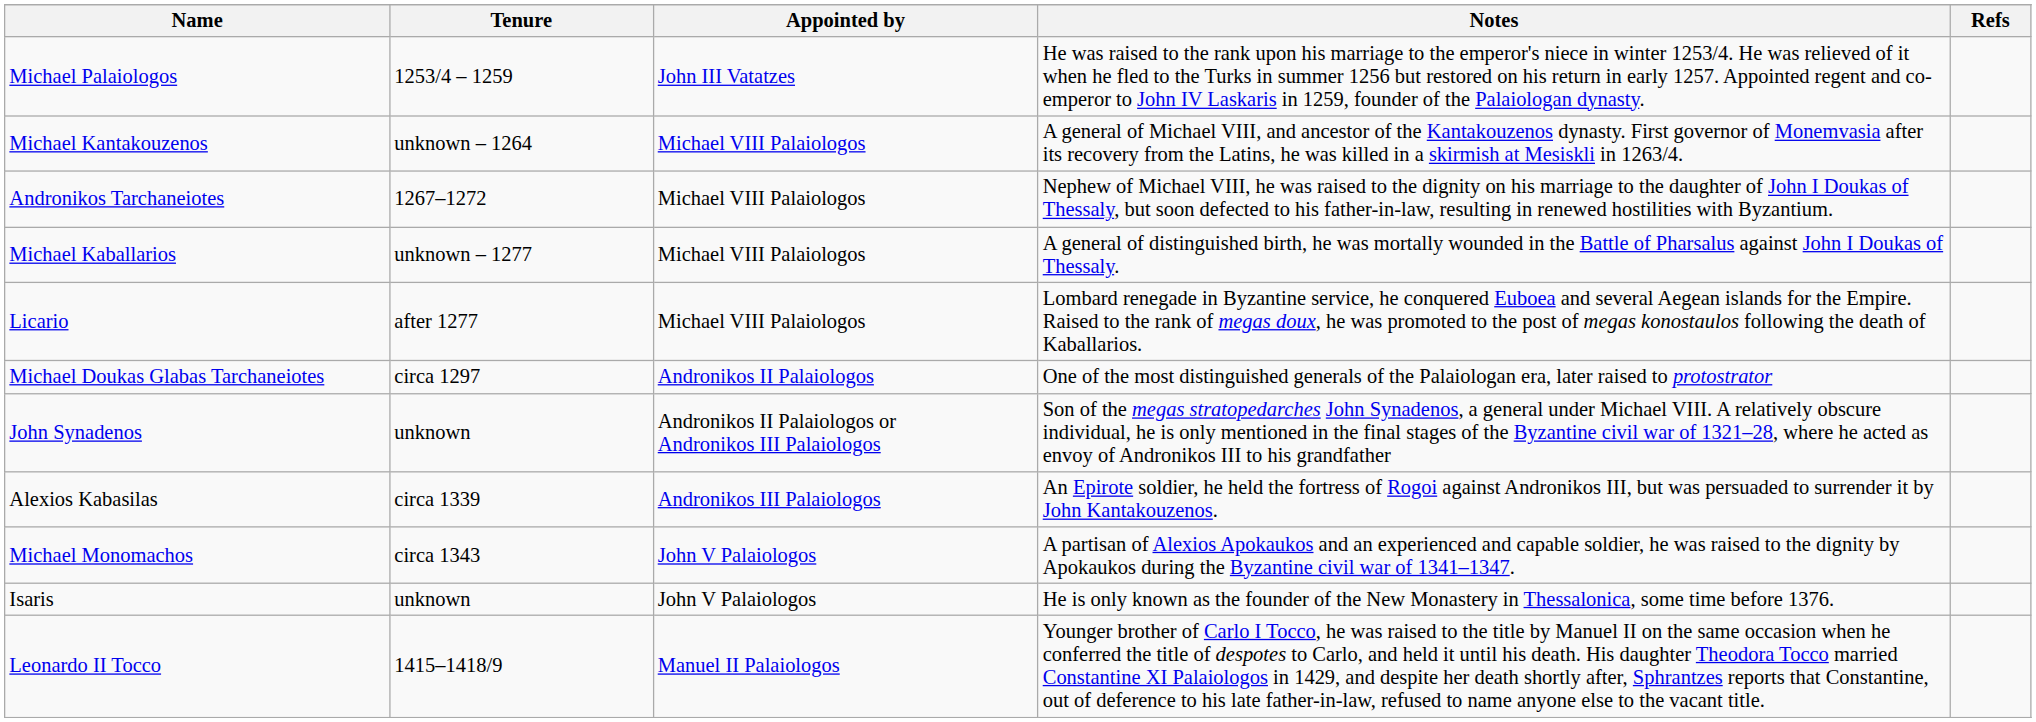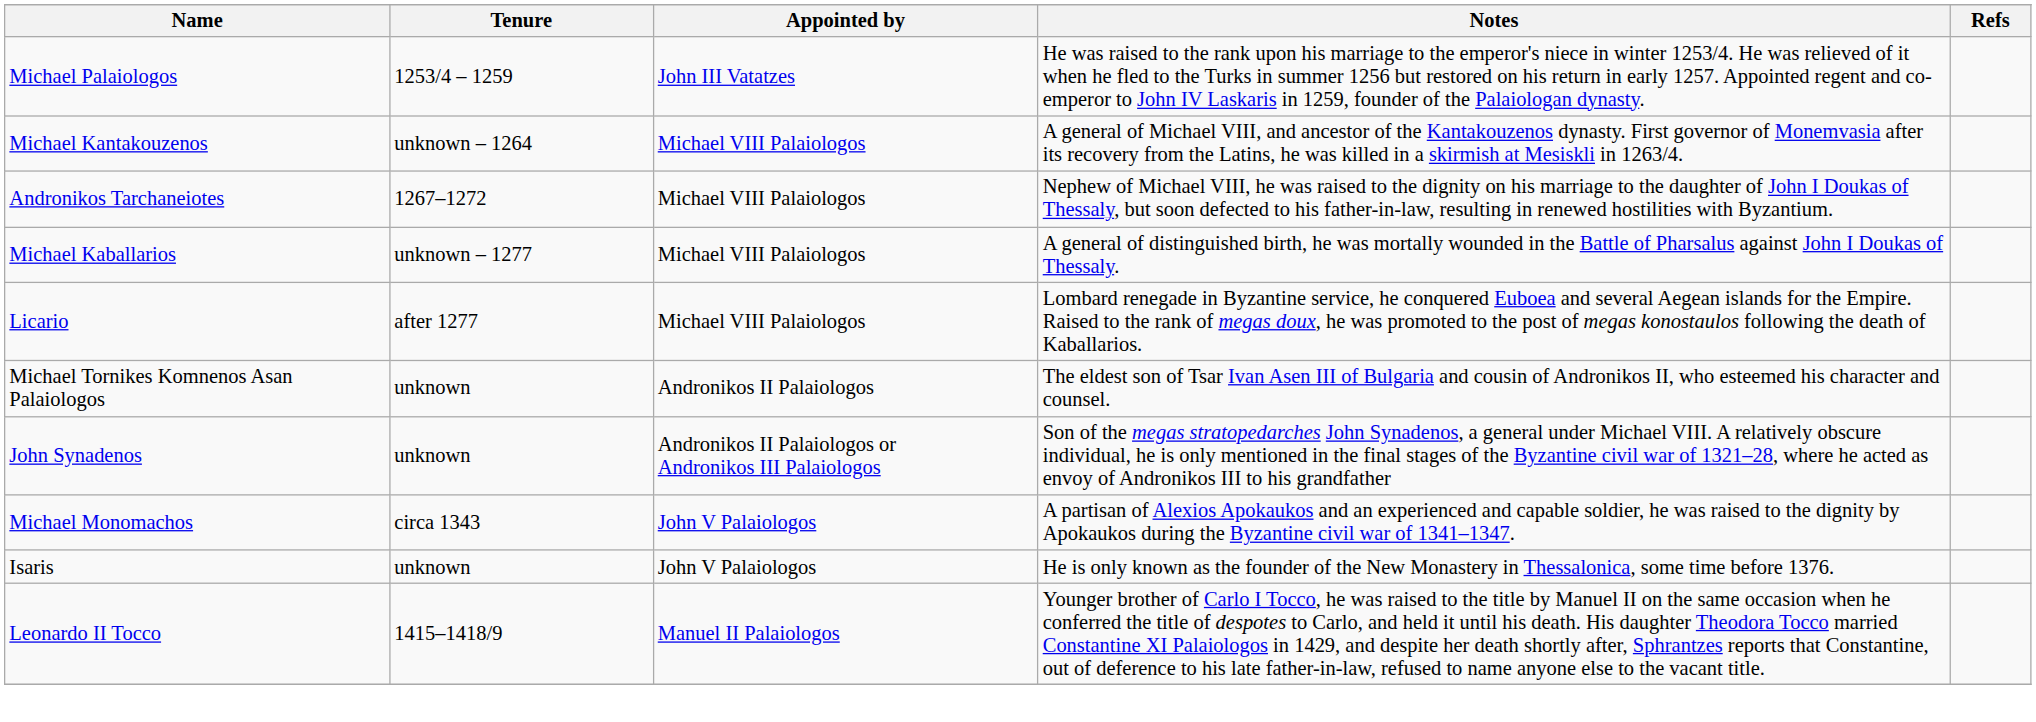- row: (167, 376)
+ row: (151, 388)
- row: (84, 499)
